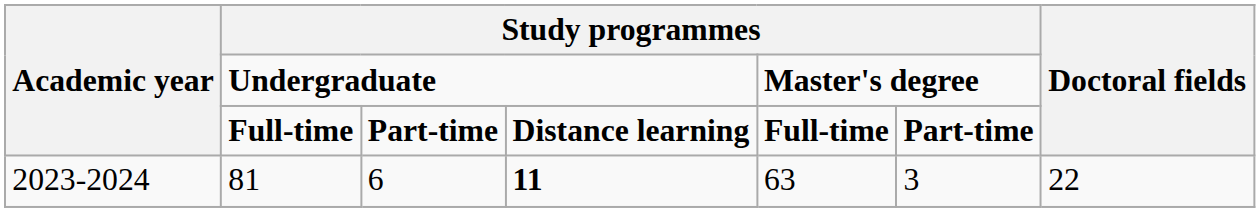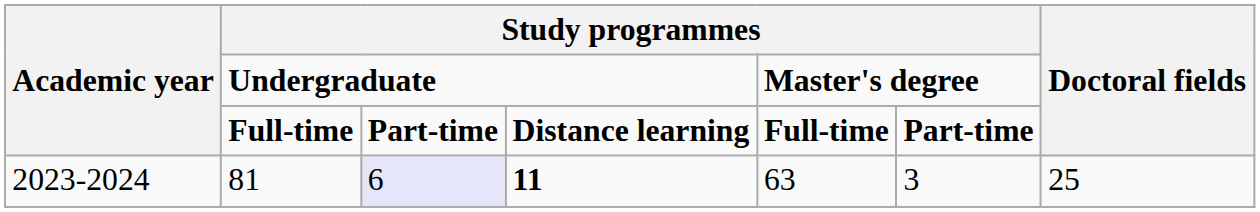(376, 180) no background -> (376, 180) lavender background
(1064, 180) 22 -> (1064, 180) 25
